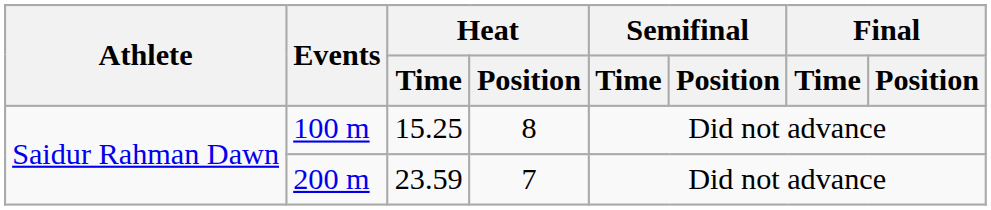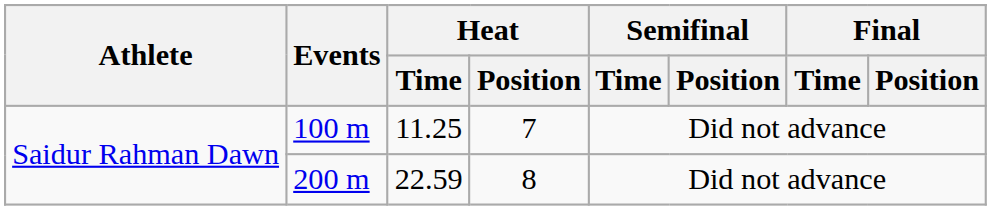(429, 129) 15.25 -> (429, 129) 11.25
(529, 129) 8 -> (529, 129) 7
(429, 179) 23.59 -> (429, 179) 22.59
(529, 179) 7 -> (529, 179) 8
